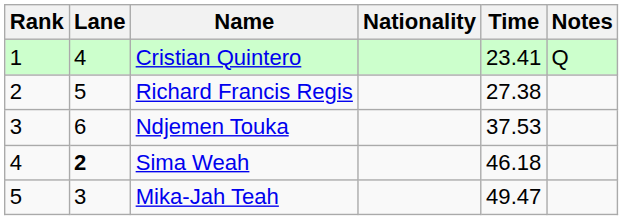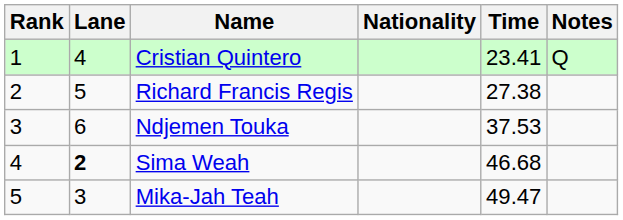(514, 162) 46.18 -> (514, 162) 46.68
